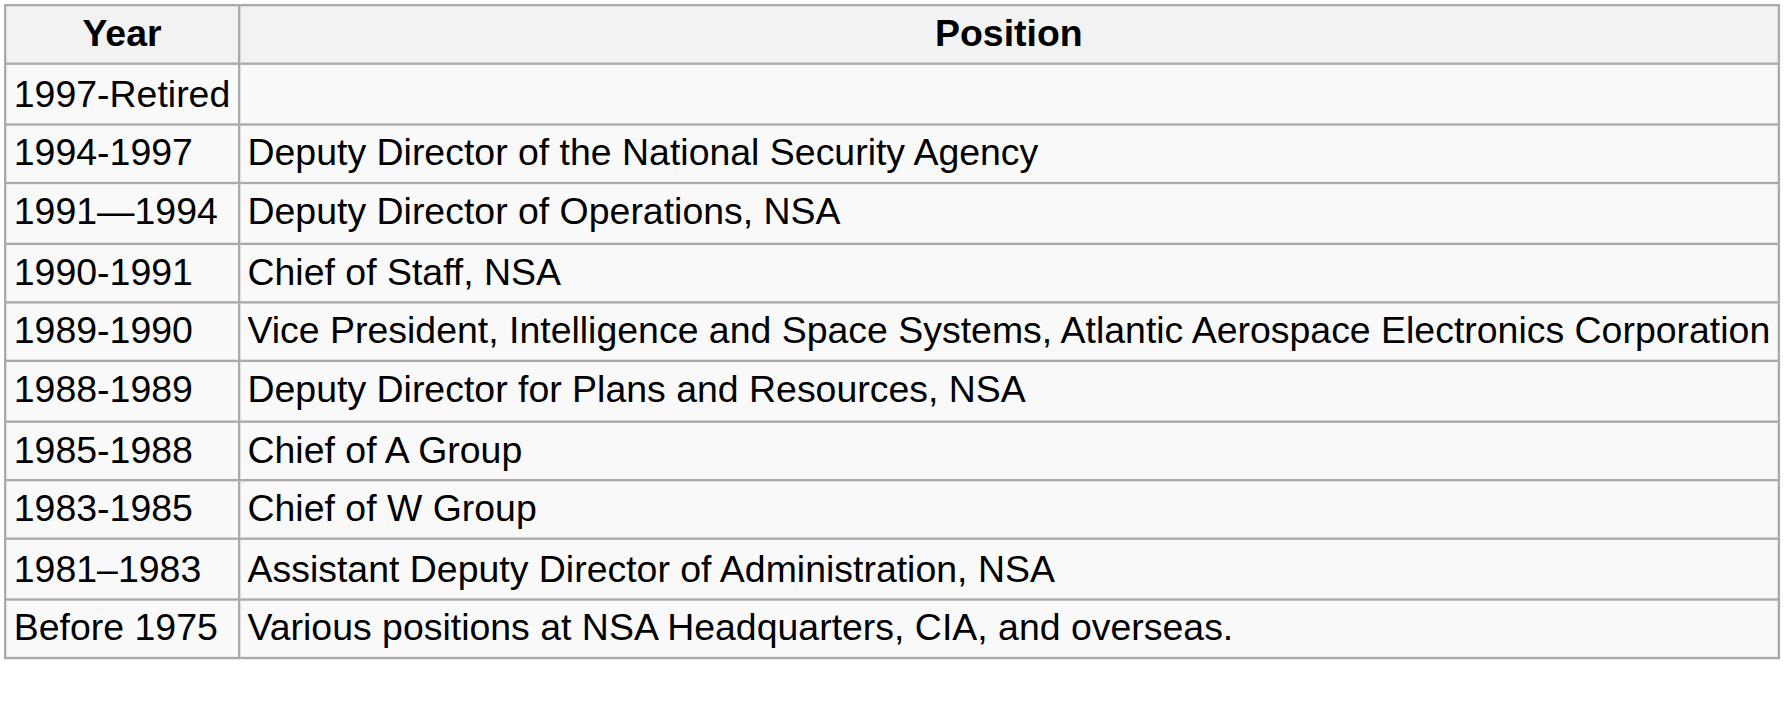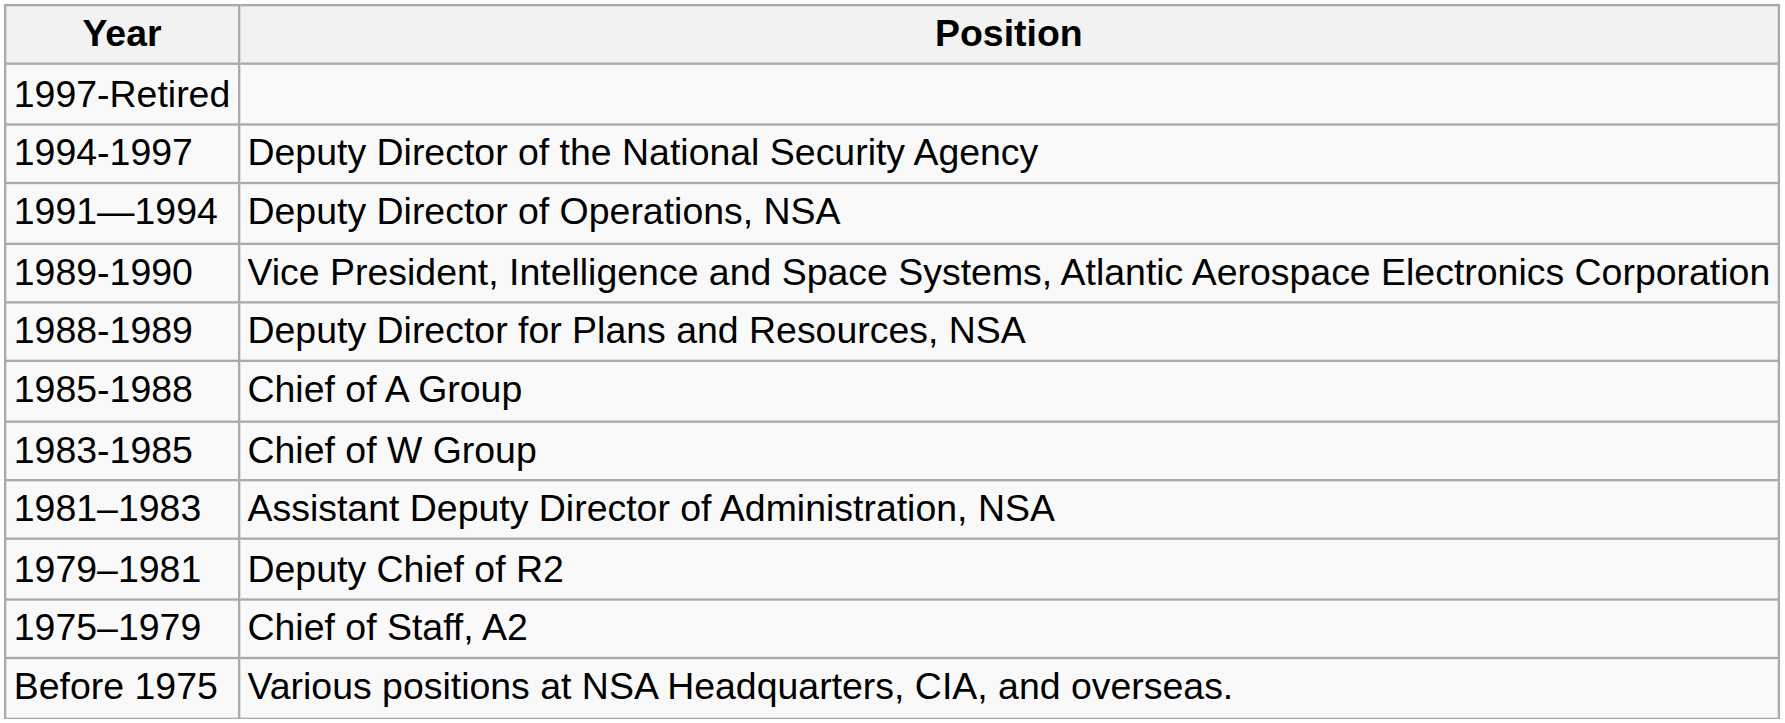- row: (404, 271)
+ row: (406, 568)
+ row: (388, 627)
